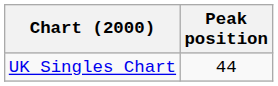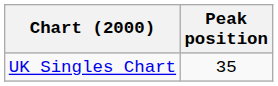(226, 67) 44 -> (226, 67) 35
